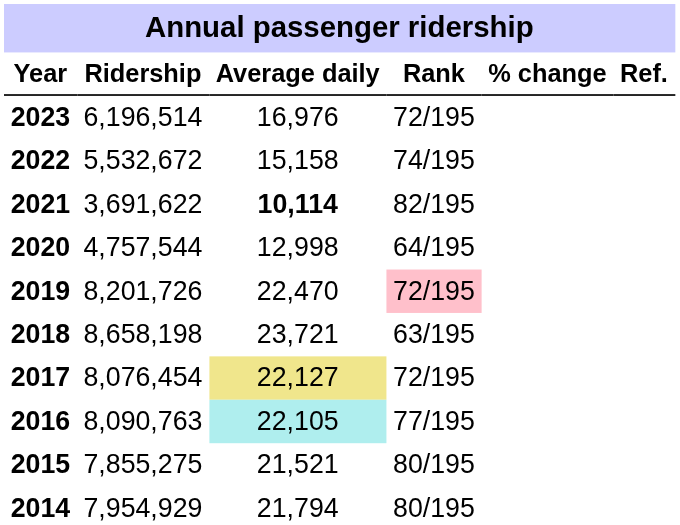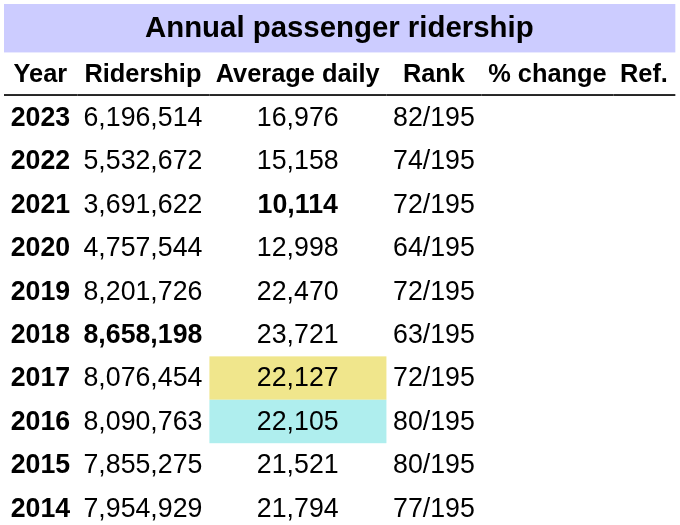(434, 117) 72/195 -> (434, 117) 82/195
(434, 204) 82/195 -> (434, 204) 72/195
(434, 290) pink background -> (434, 290) no background
(143, 334) normal -> (143, 334) bold
(434, 421) 77/195 -> (434, 421) 80/195
(434, 508) 80/195 -> (434, 508) 77/195
